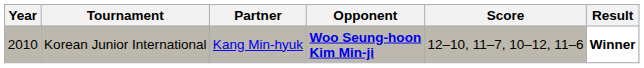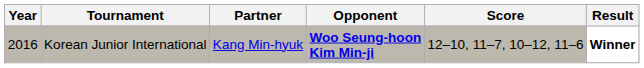(23, 44) 2010 -> (23, 44) 2016
